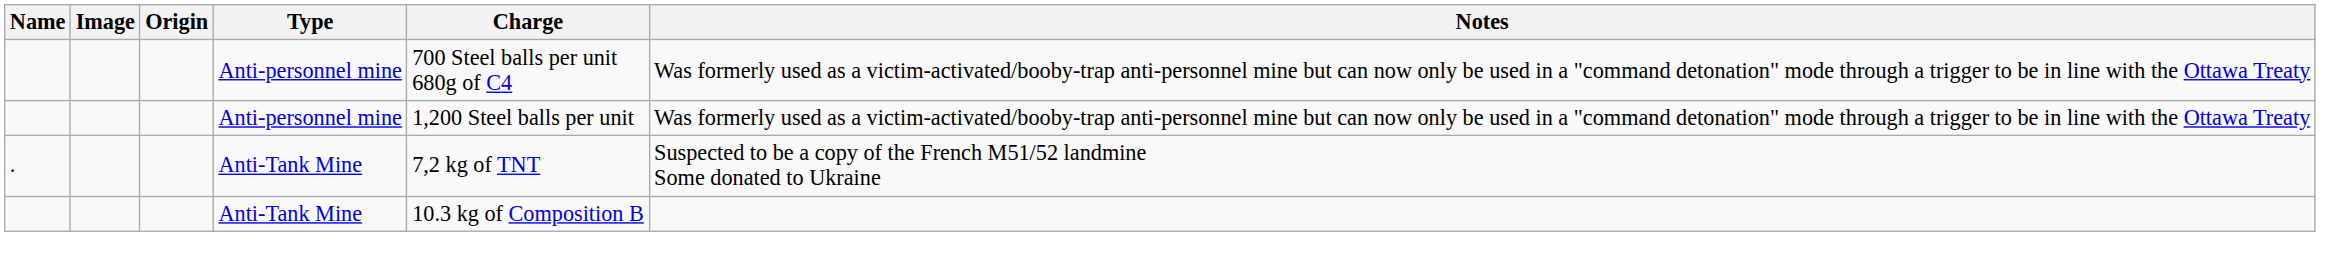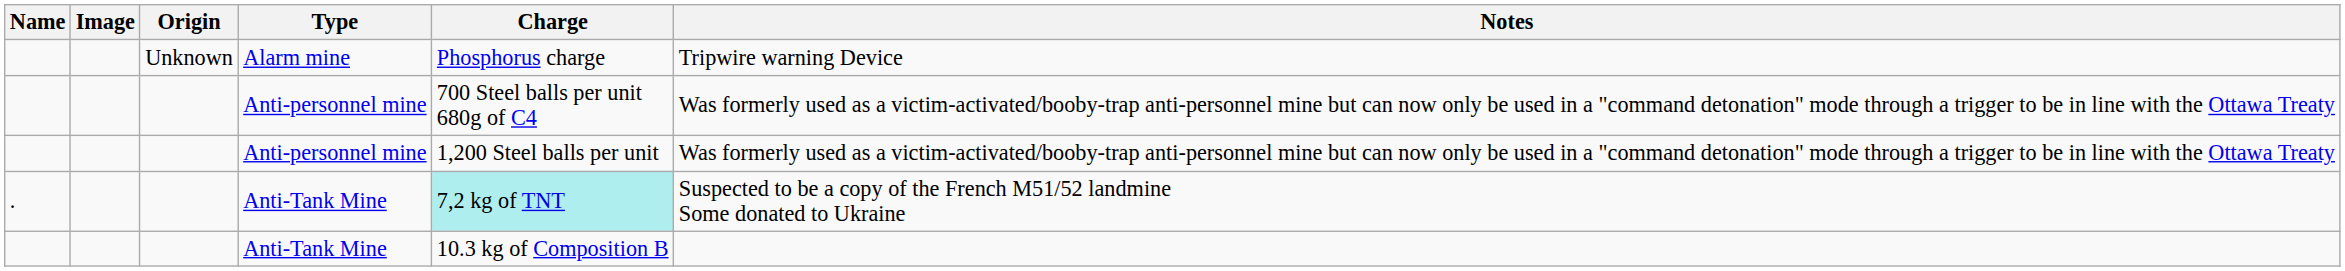+ row: (38, 58)
(476, 165) no background -> (501, 200) paleturquoise background
